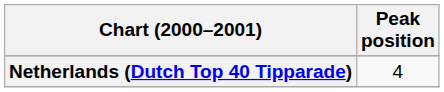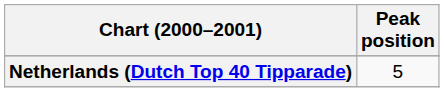(398, 71) 4 -> (398, 71) 5
